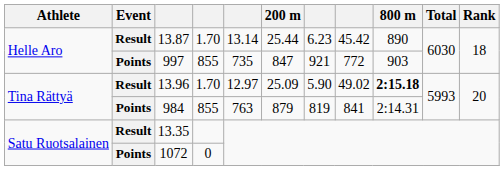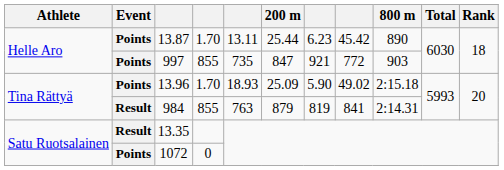(133, 39) Result -> (133, 39) Points
(243, 39) 13.14 -> (243, 39) 13.11
(133, 85) Result -> (133, 85) Points
(243, 85) 12.97 -> (243, 85) 18.93
(398, 85) bold -> (397, 85) normal
(133, 108) Points -> (133, 108) Result
